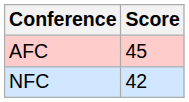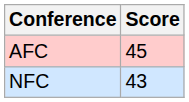(136, 81) 42 -> (136, 81) 43
